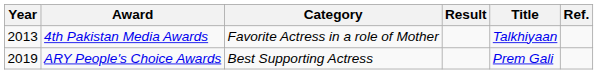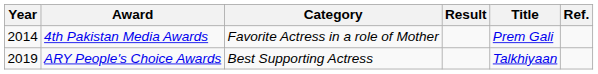(23, 36) 2013 -> (23, 36) 2014
(525, 36) Talkhiyaan -> (523, 36) Prem Gali
(523, 58) Prem Gali -> (525, 58) Talkhiyaan
